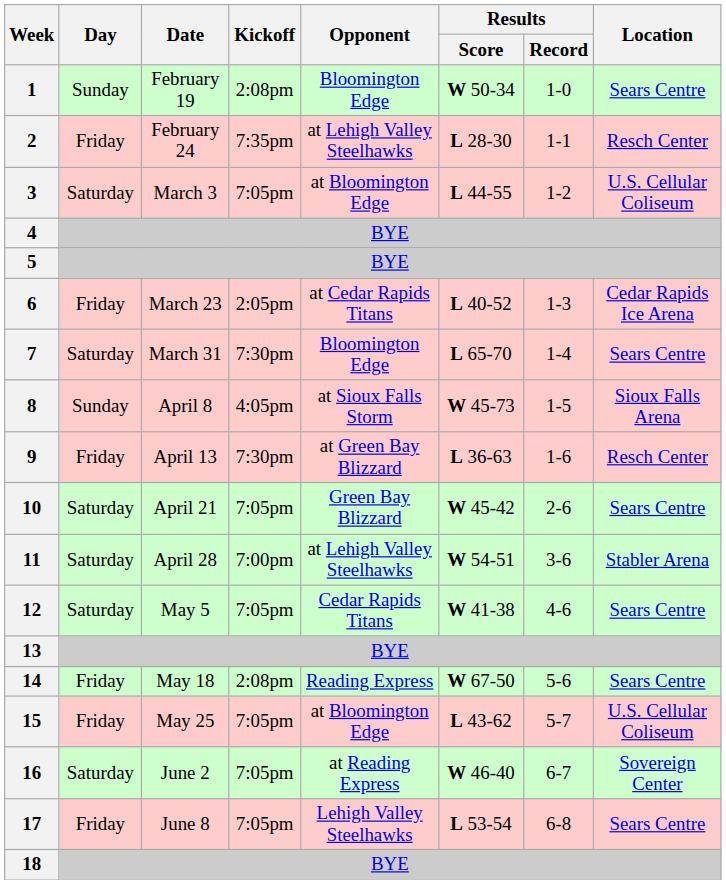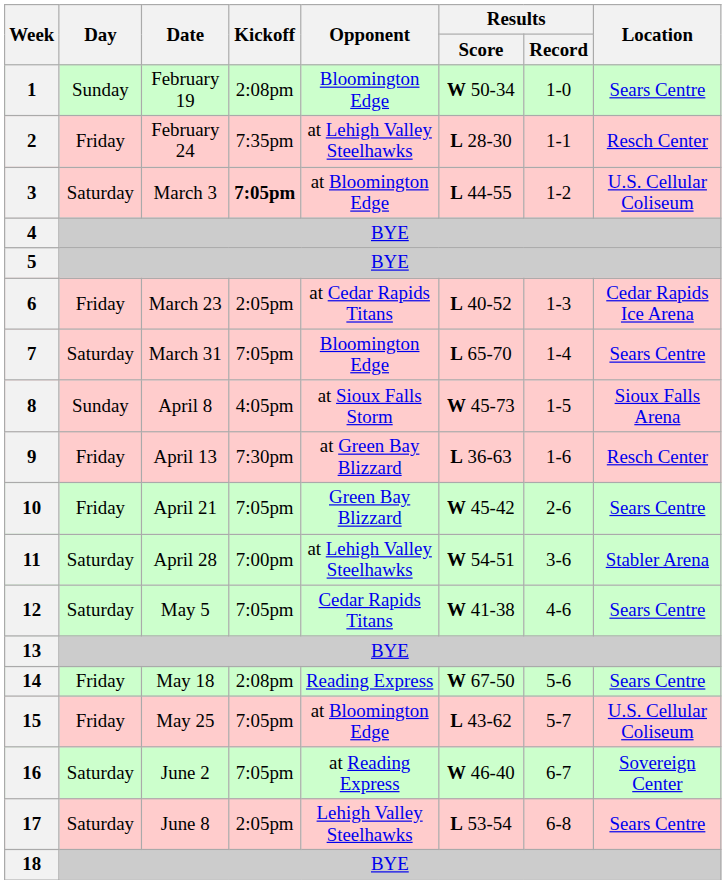(265, 192) normal -> (265, 192) bold
(265, 354) 7:30pm -> (265, 354) 7:05pm
(100, 508) Saturday -> (100, 508) Friday
(100, 823) Friday -> (100, 823) Saturday
(265, 823) 7:05pm -> (265, 823) 2:05pm
